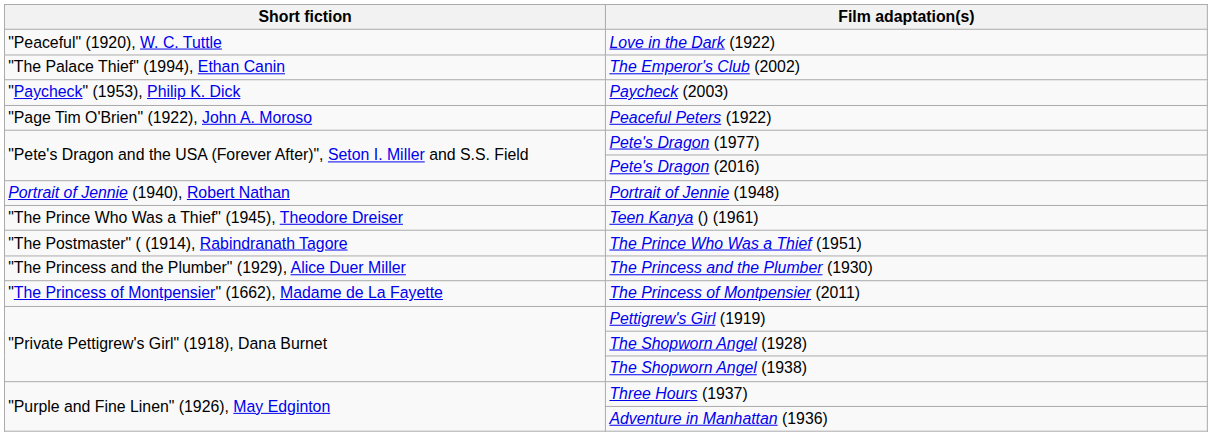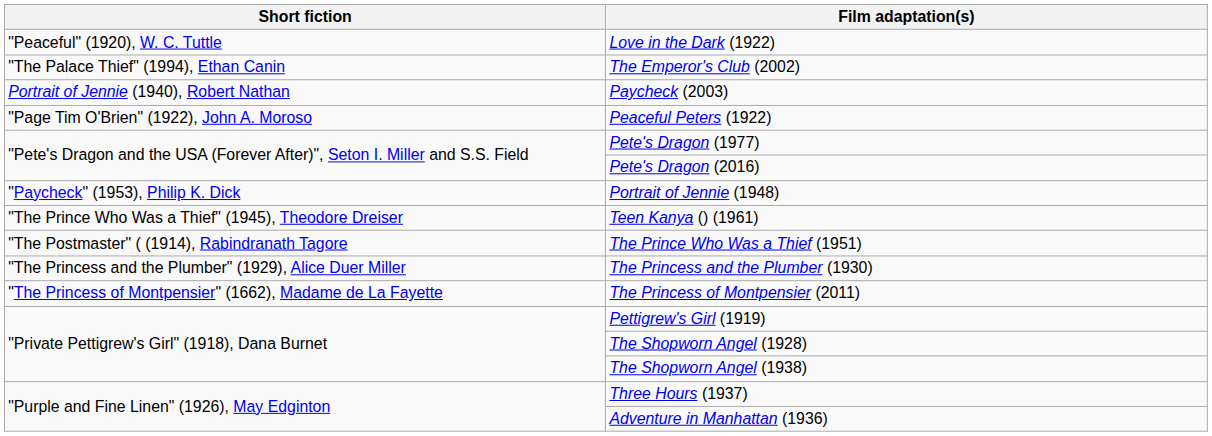(124, 92) "Paycheck" (1953), Philip K. Dick -> (149, 92) Portrait of Jennie (1940), Robert Nathan
(149, 192) Portrait of Jennie (1940), Robert Nathan -> (124, 192) "Paycheck" (1953), Philip K. Dick
